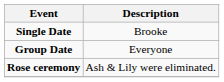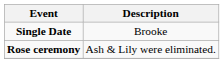- row: (44, 49)
